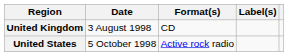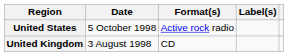rows swapped: (45, 28) <-> (45, 43)
